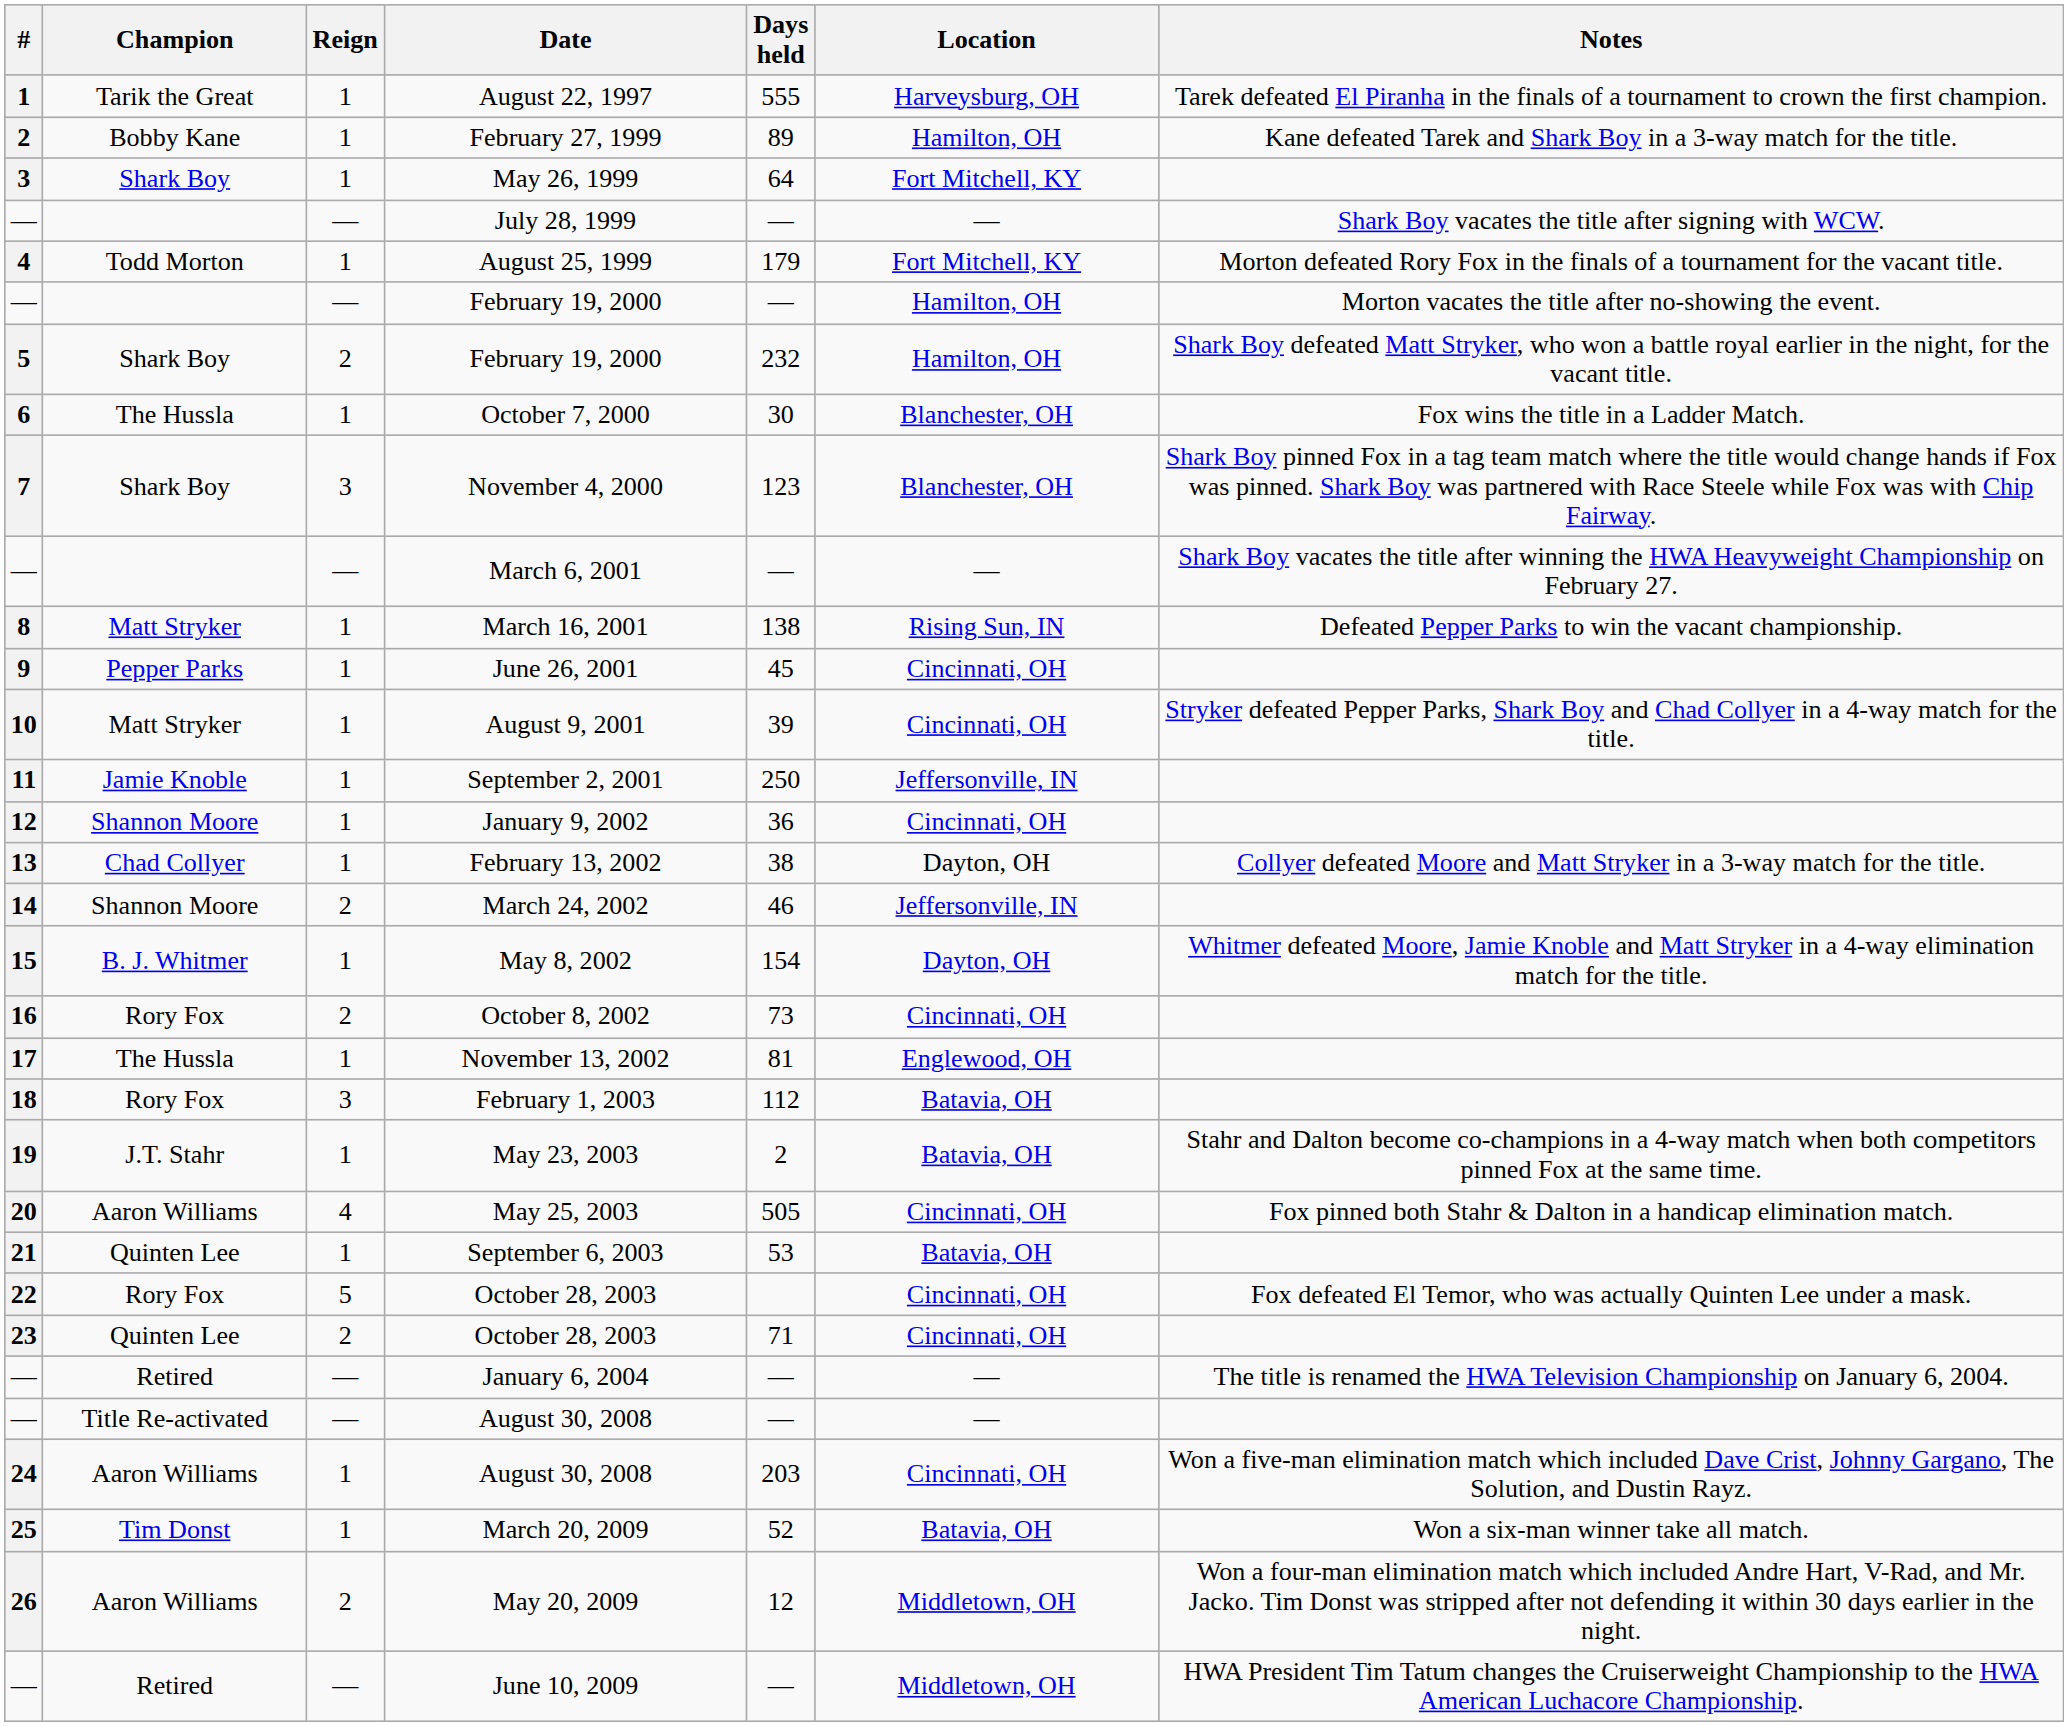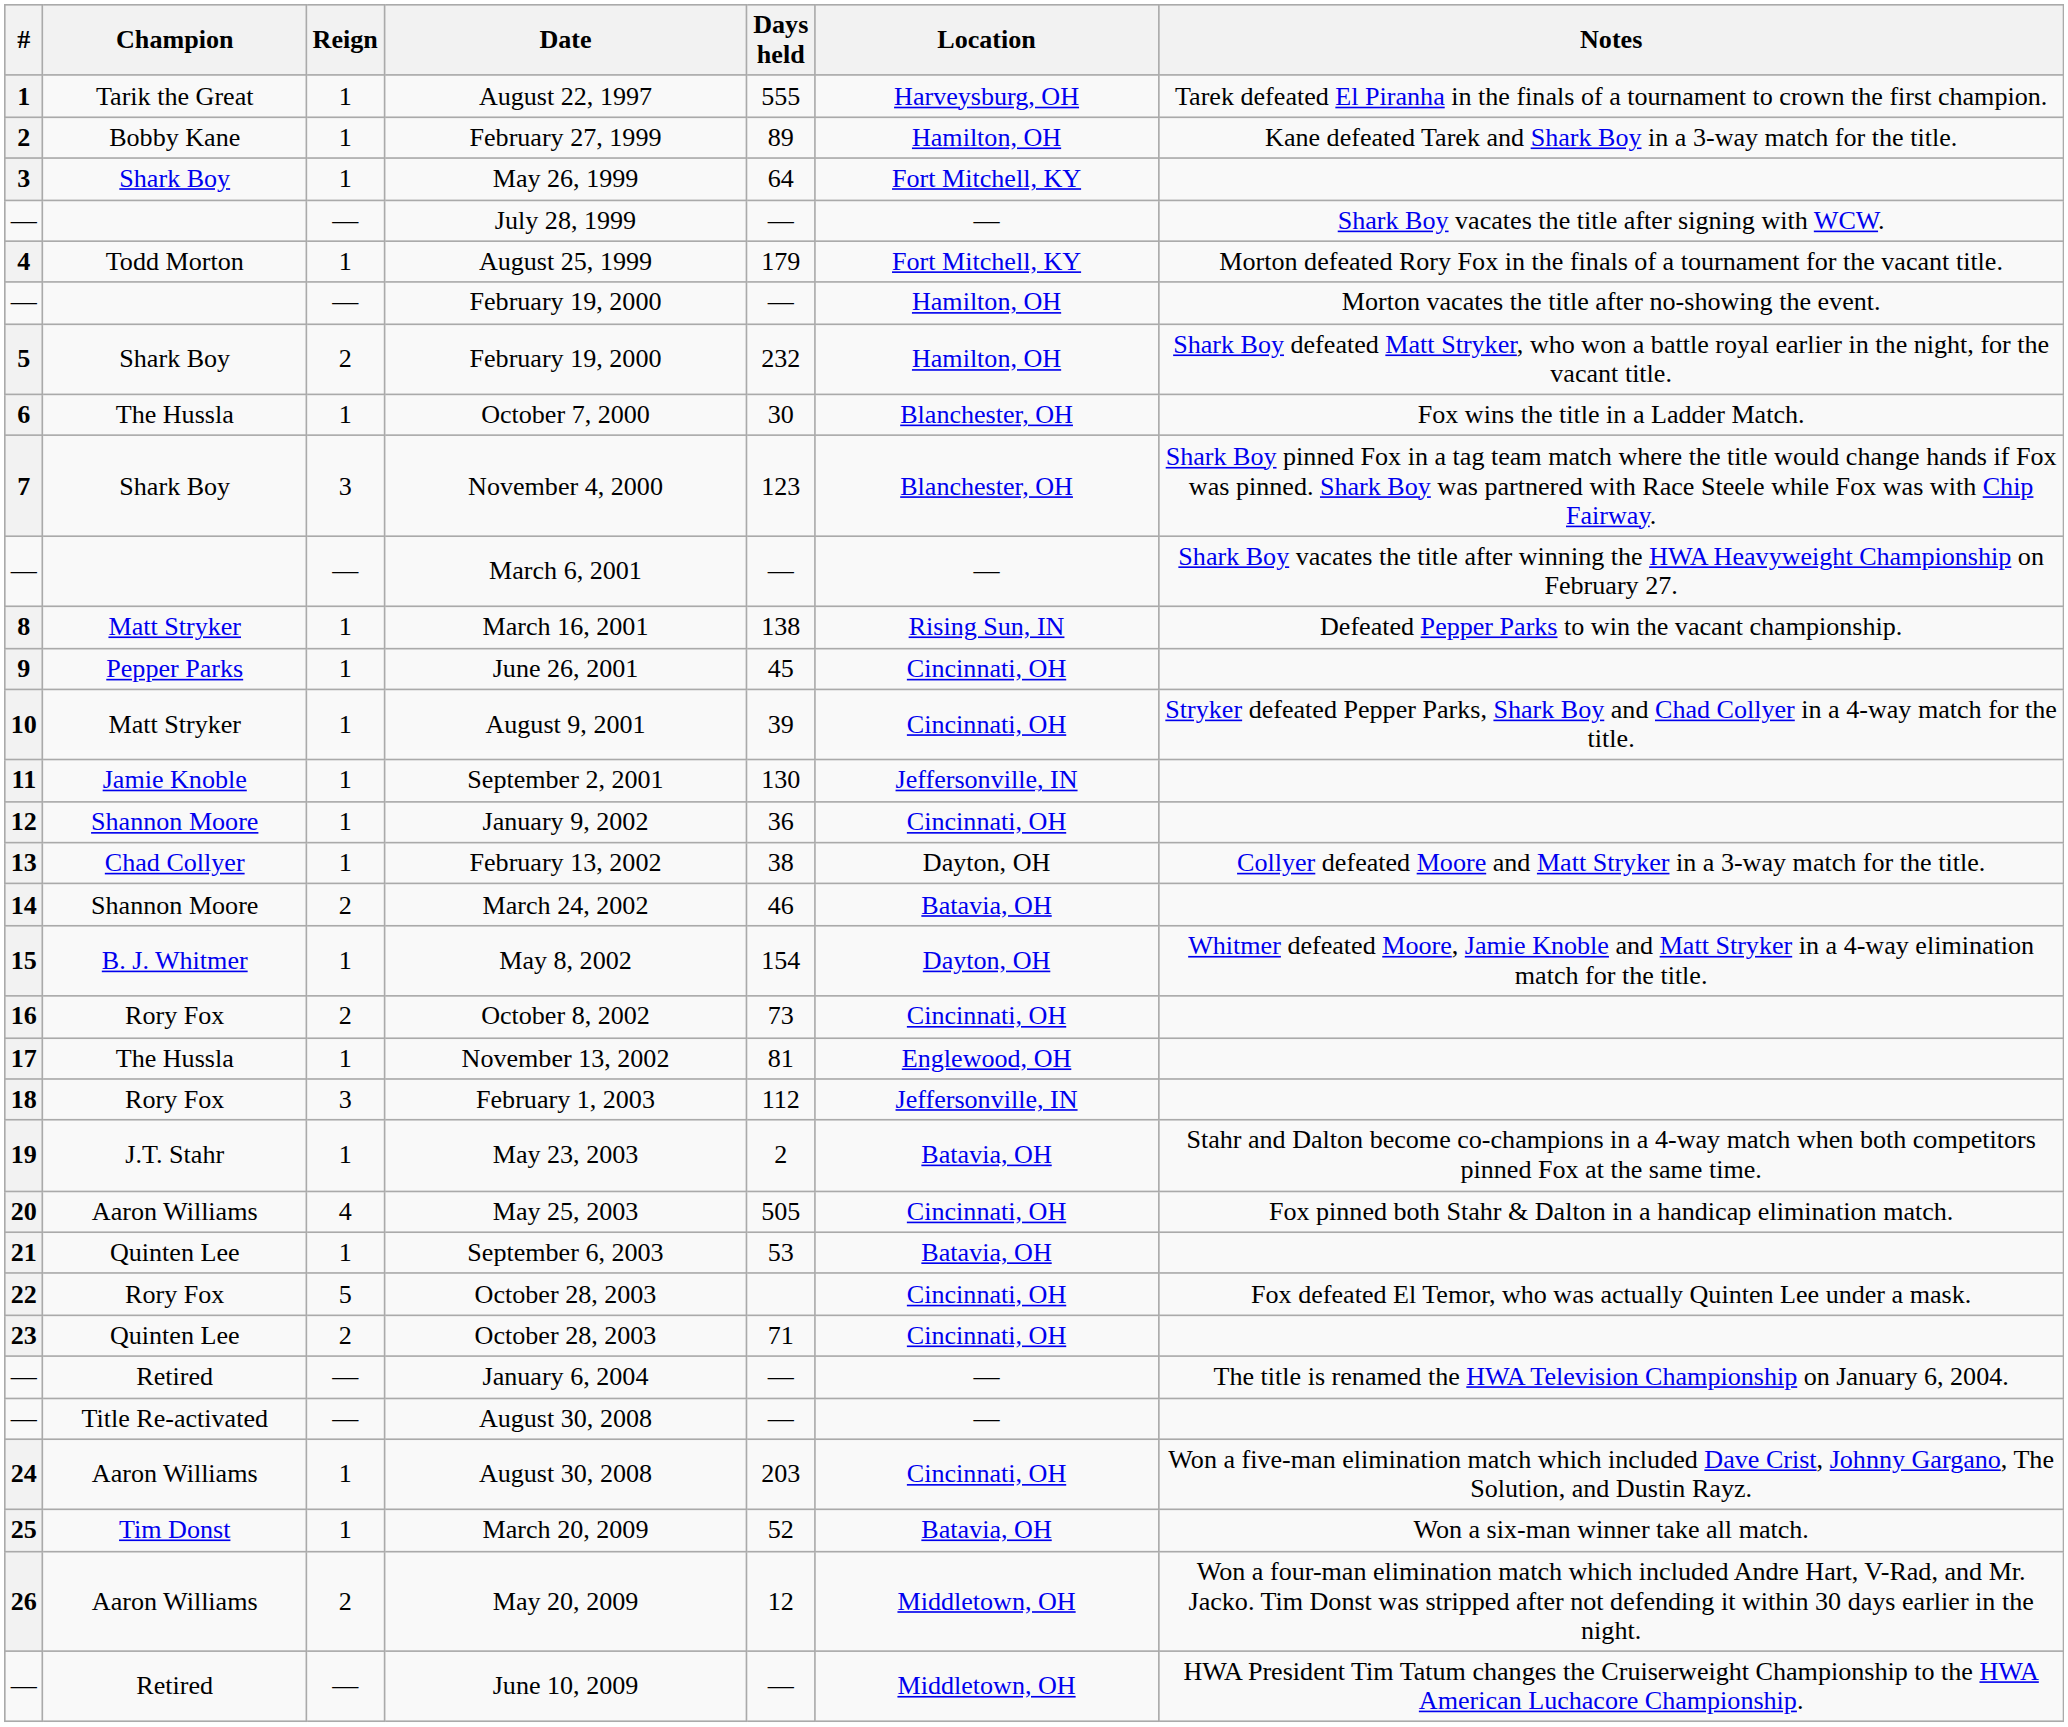(781, 780) 250 -> (781, 780) 130
(987, 904) Jeffersonville, IN -> (987, 904) Batavia, OH
(987, 1099) Batavia, OH -> (987, 1099) Jeffersonville, IN
